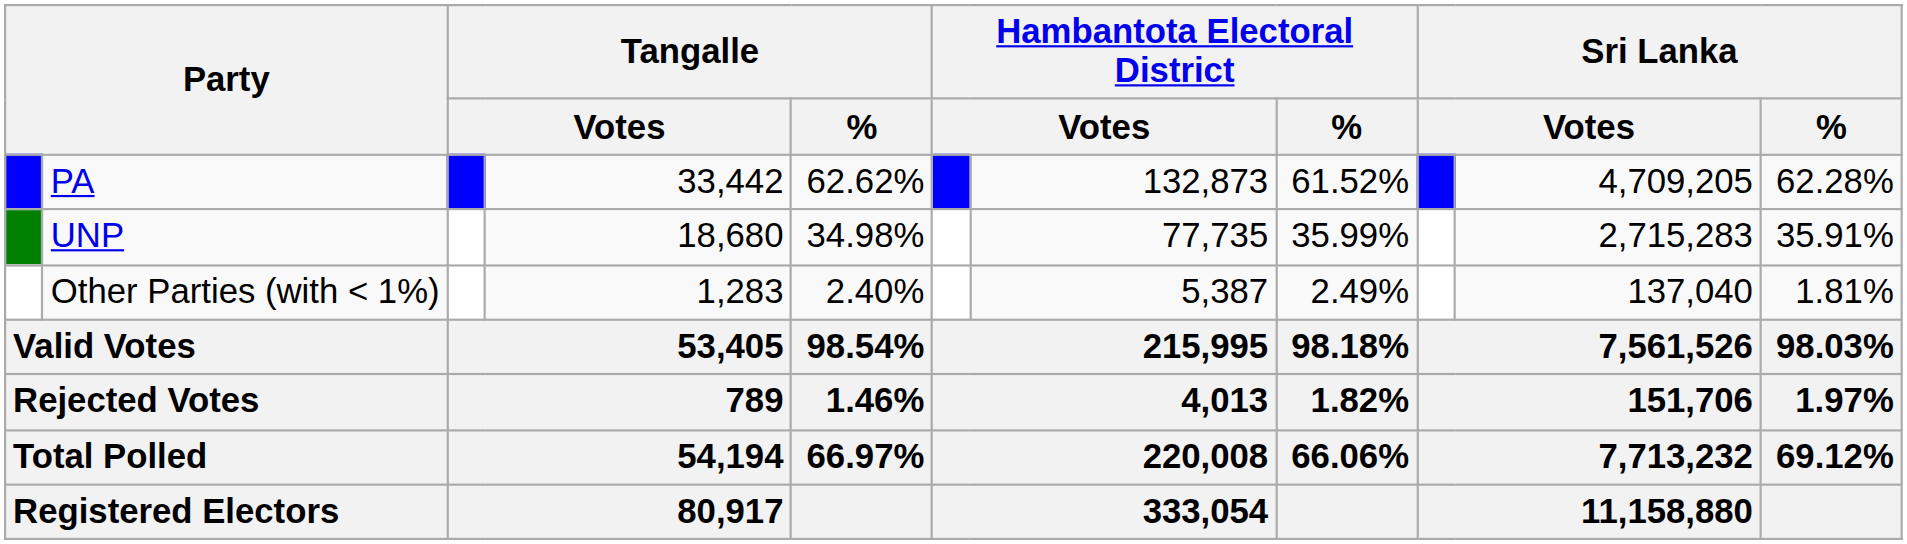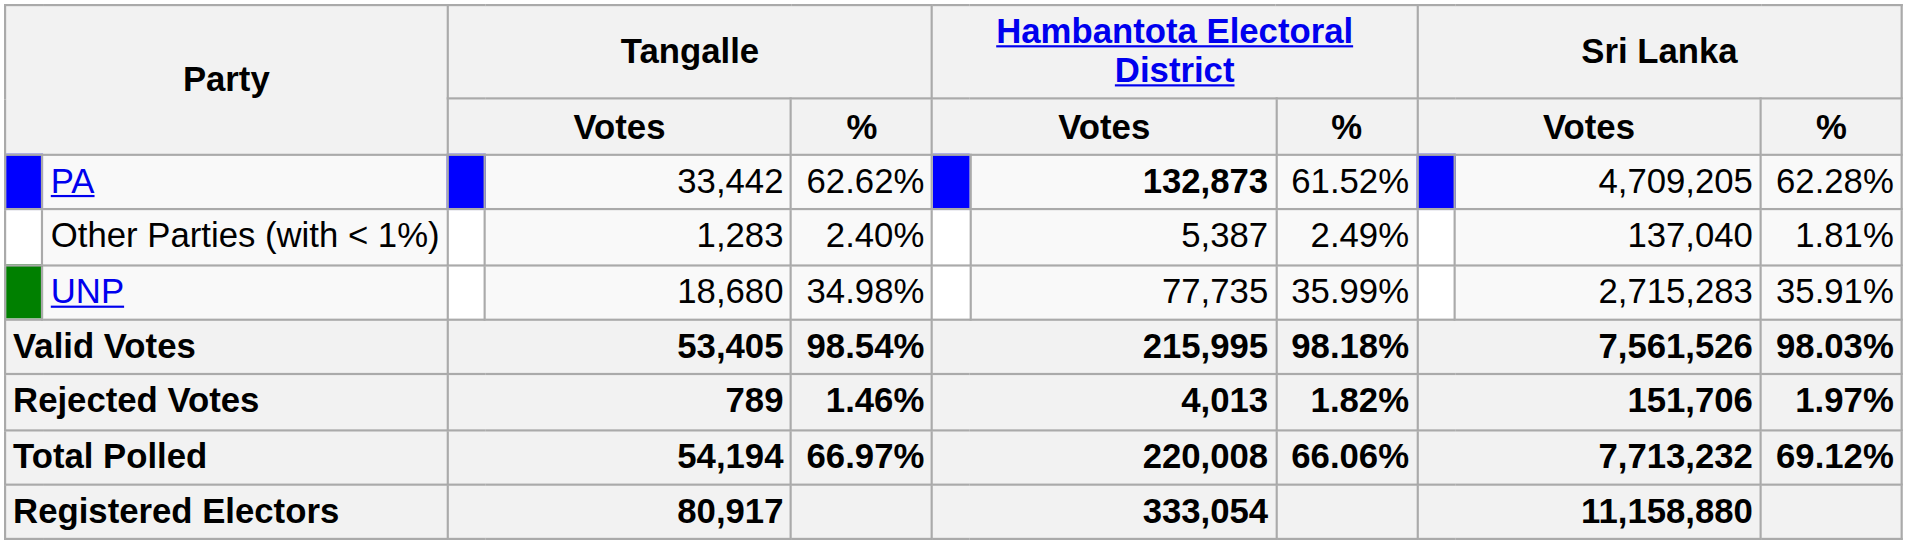(1205, 181) normal -> (1205, 181) bold
rows swapped: (87, 236) <-> (245, 291)
